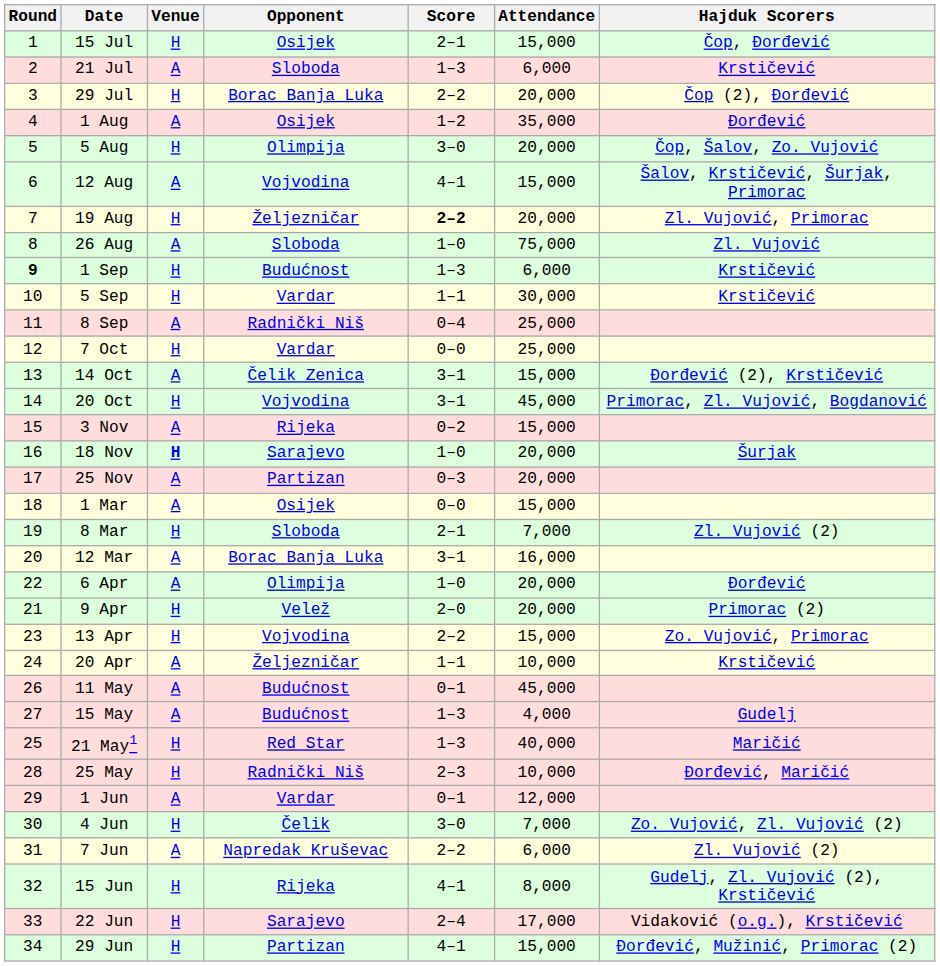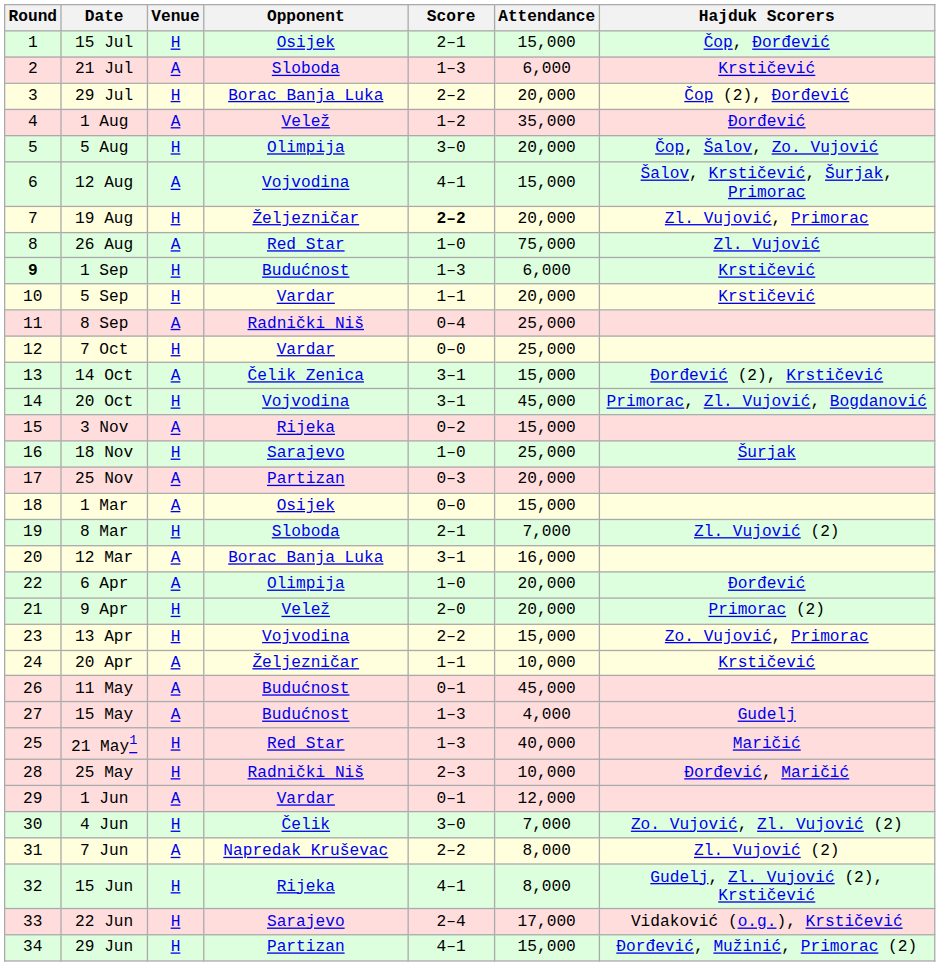(306, 123) Osijek -> (306, 123) Velež
(306, 245) Sloboda -> (306, 245) Red Star
(547, 298) 30,000 -> (547, 298) 20,000
(175, 454) bold -> (175, 454) normal
(547, 454) 20,000 -> (547, 454) 25,000
(547, 851) 6,000 -> (547, 851) 8,000
